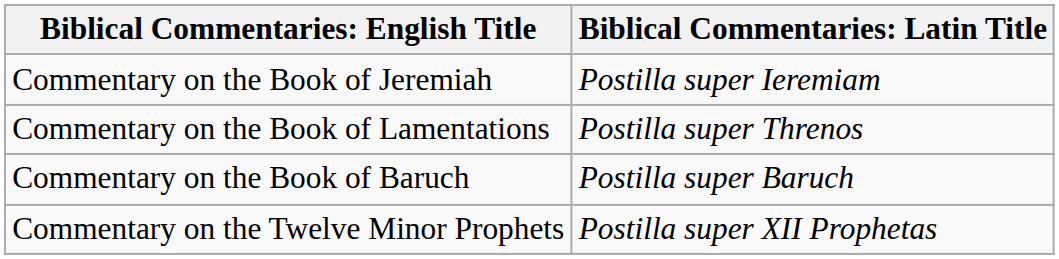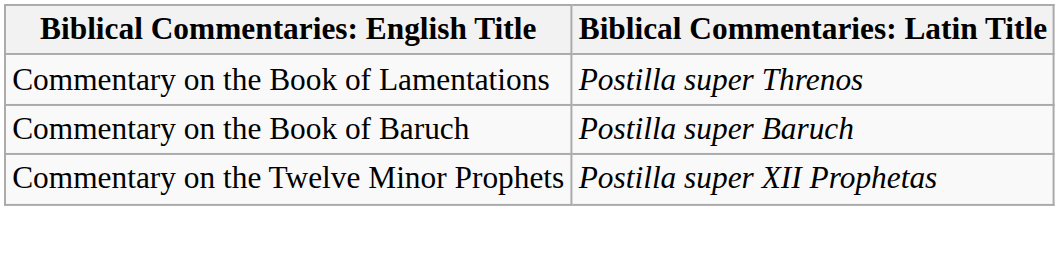- row: (252, 79)
